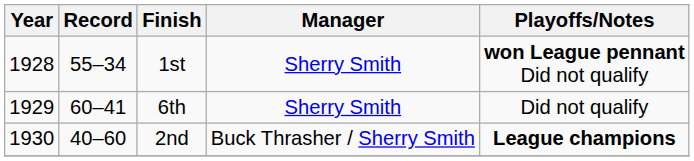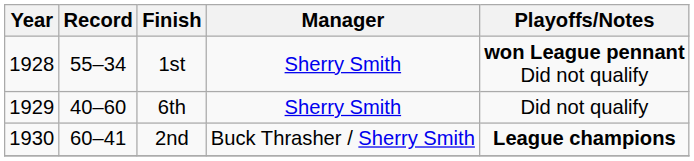(98, 107) 60–41 -> (98, 107) 40–60
(98, 139) 40–60 -> (98, 139) 60–41
